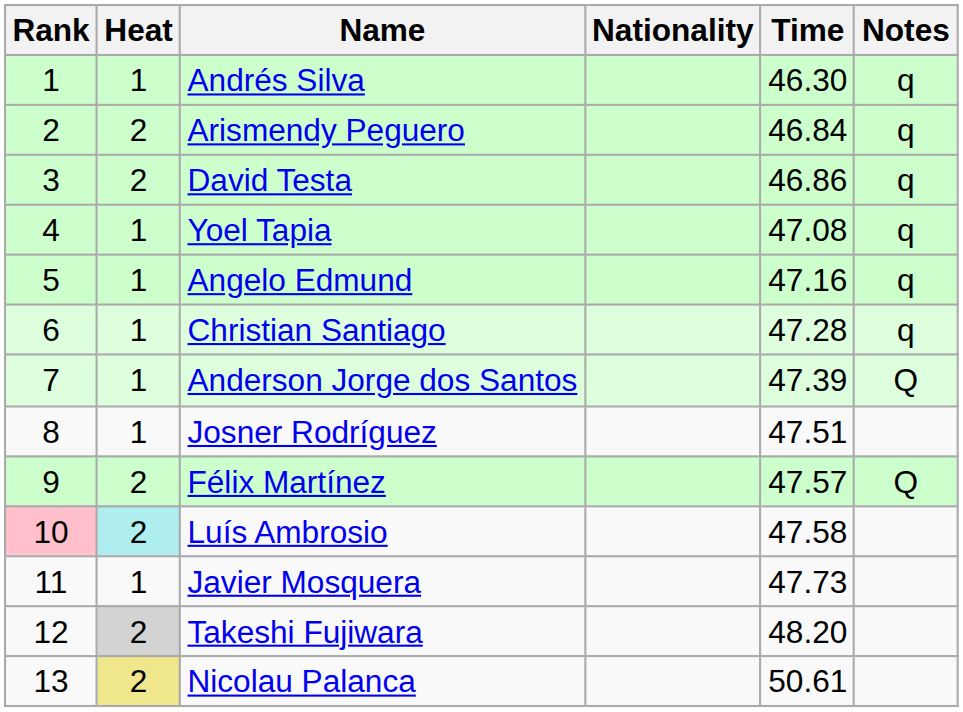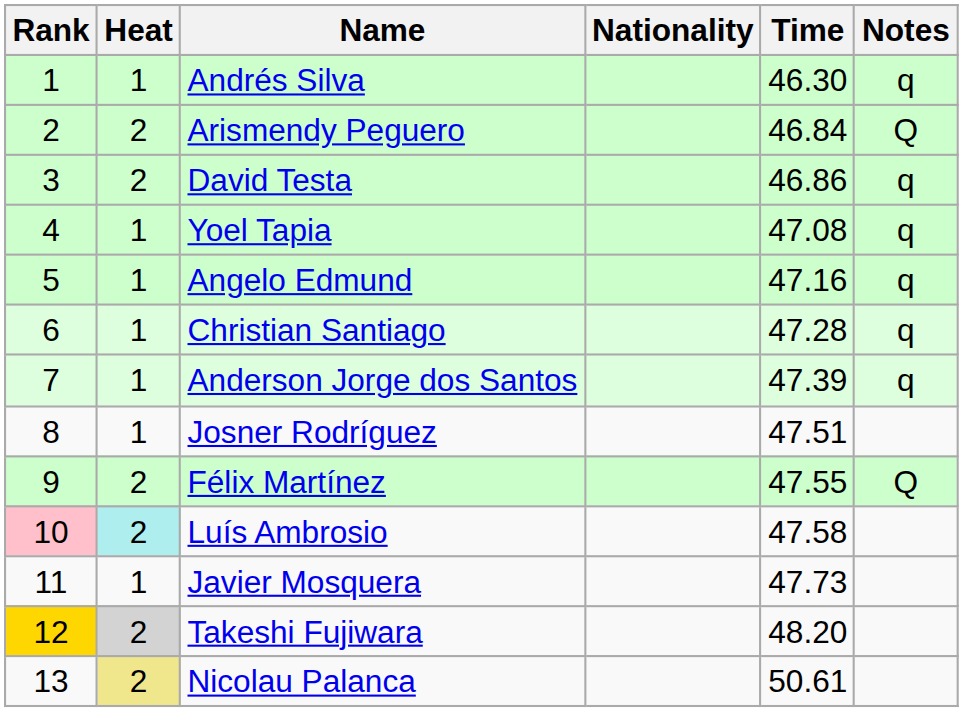(906, 130) q -> (906, 130) Q
(906, 381) Q -> (906, 381) q
(808, 481) 47.57 -> (808, 481) 47.55
(51, 631) no background -> (51, 631) gold background
